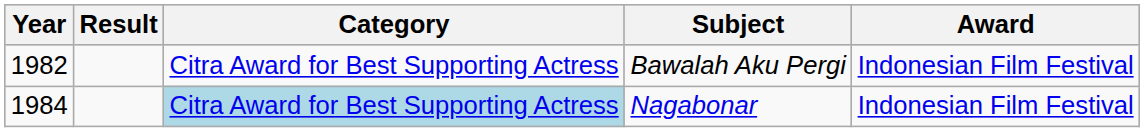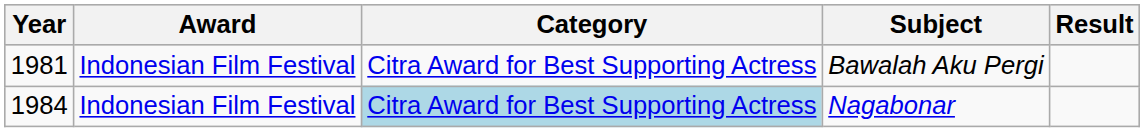columns swapped: (996, 24) <-> (119, 24)
(39, 65) 1982 -> (39, 65) 1981
